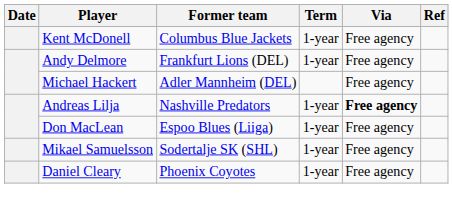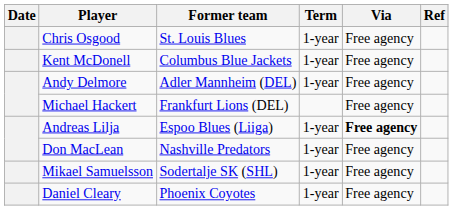+ row: (81, 37)
(224, 60) Frankfurt Lions (DEL) -> (228, 82) Adler Mannheim (DEL)
(228, 82) Adler Mannheim (DEL) -> (224, 104) Frankfurt Lions (DEL)
(215, 104) Nashville Predators -> (216, 127) Espoo Blues (Liiga)
(216, 127) Espoo Blues (Liiga) -> (215, 149) Nashville Predators
